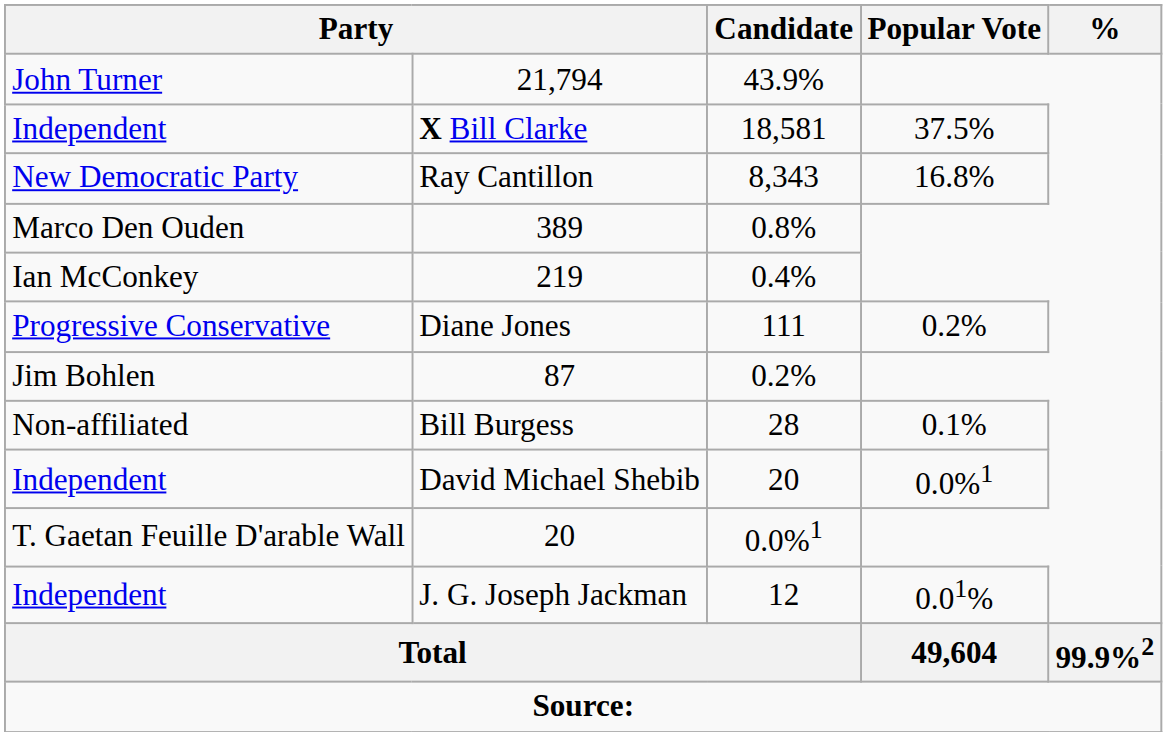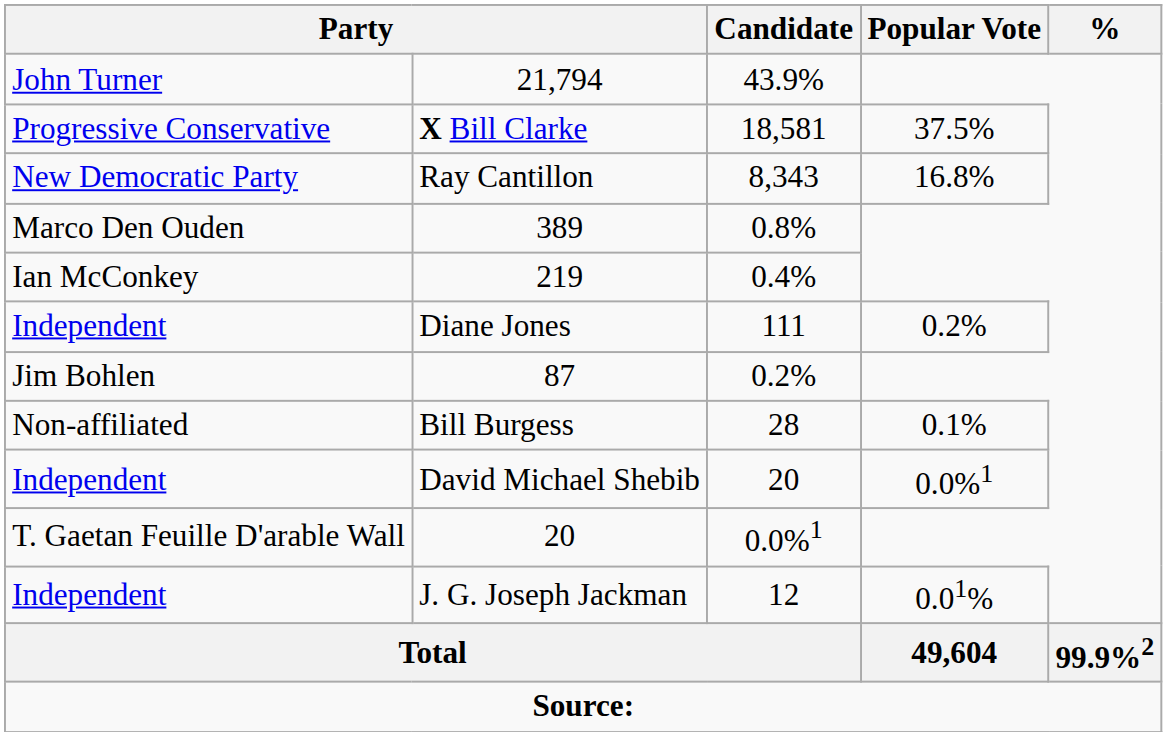(89, 128) Independent -> (171, 128) Progressive Conservative
(171, 326) Progressive Conservative -> (89, 326) Independent
